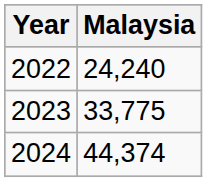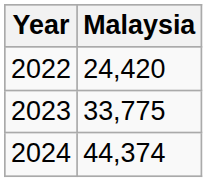(124, 68) 24,240 -> (124, 68) 24,420
